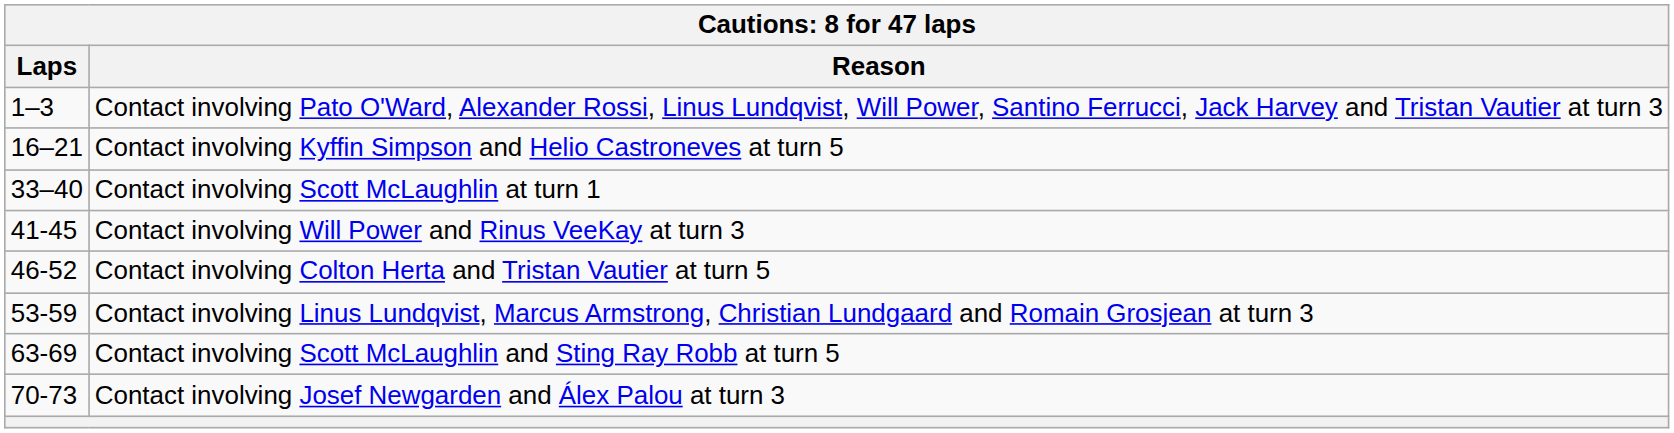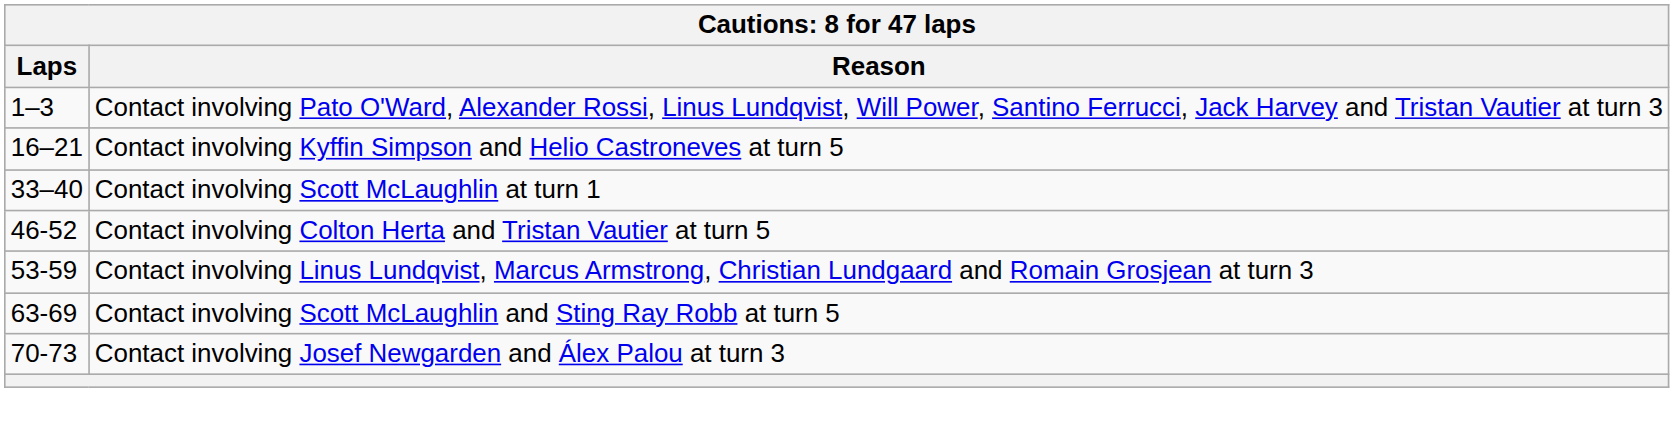- row: (420, 230)
